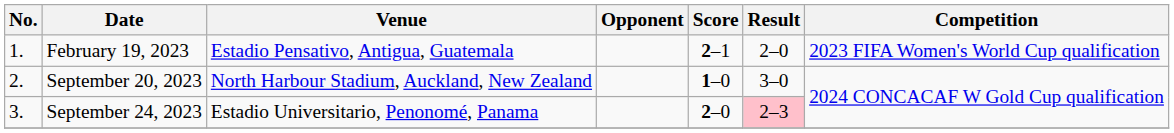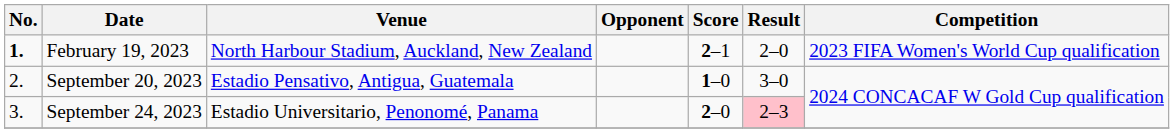(16, 50) normal -> (16, 50) bold
(362, 50) Estadio Pensativo, Antigua, Guatemala -> (401, 50) North Harbour Stadium, Auckland, New Zealand
(401, 81) North Harbour Stadium, Auckland, New Zealand -> (362, 81) Estadio Pensativo, Antigua, Guatemala
